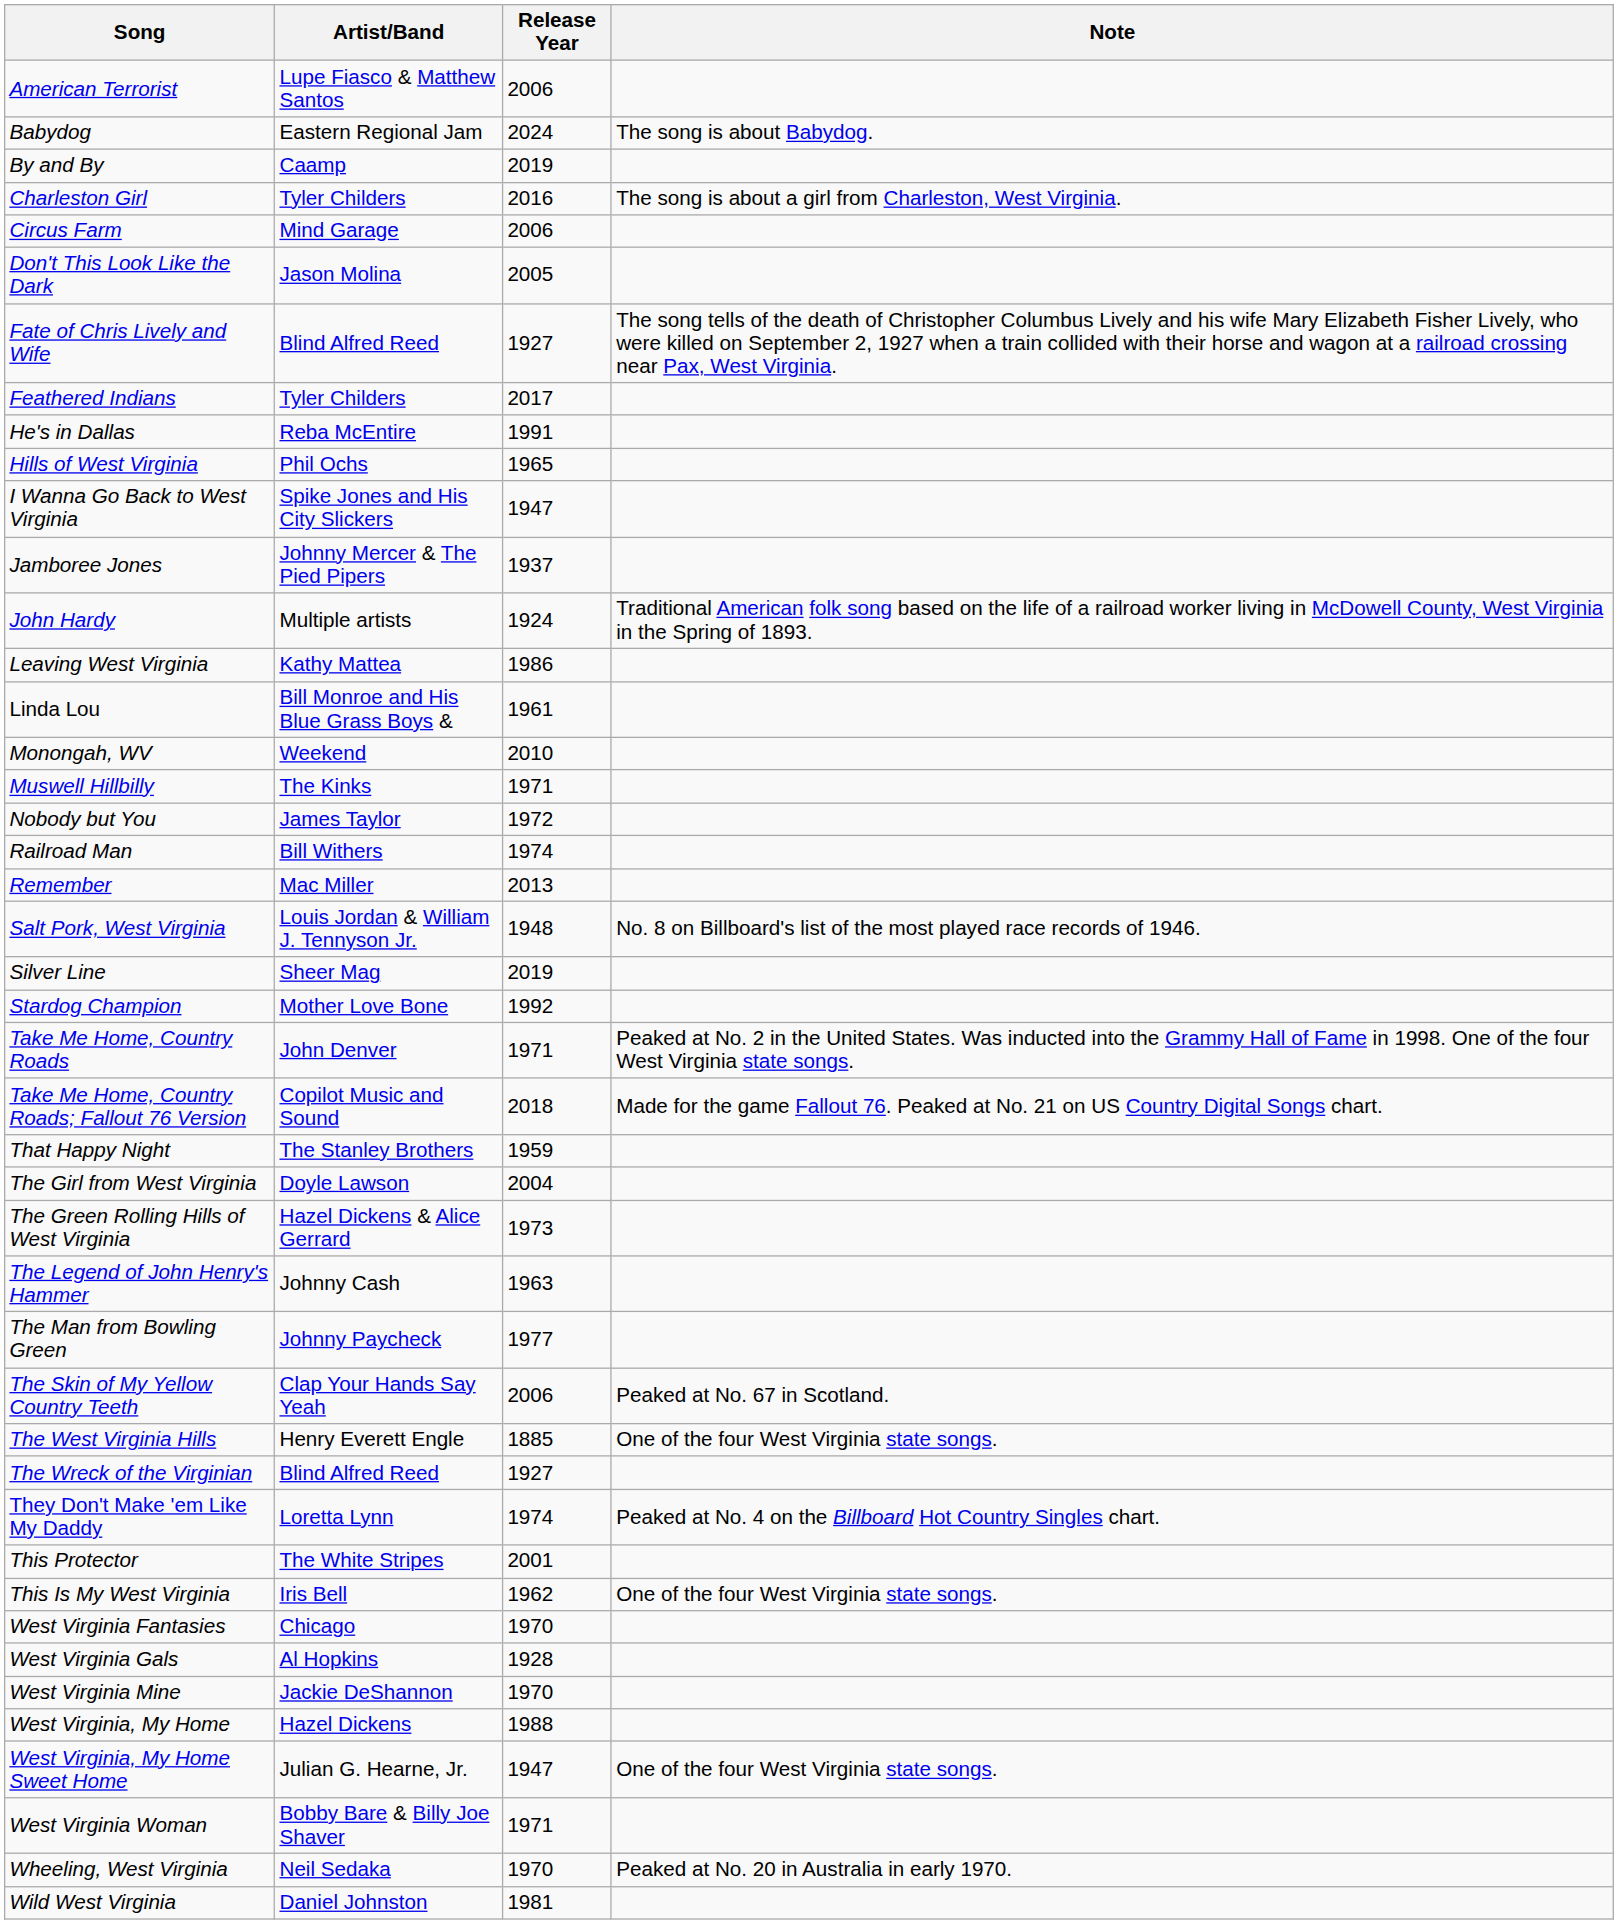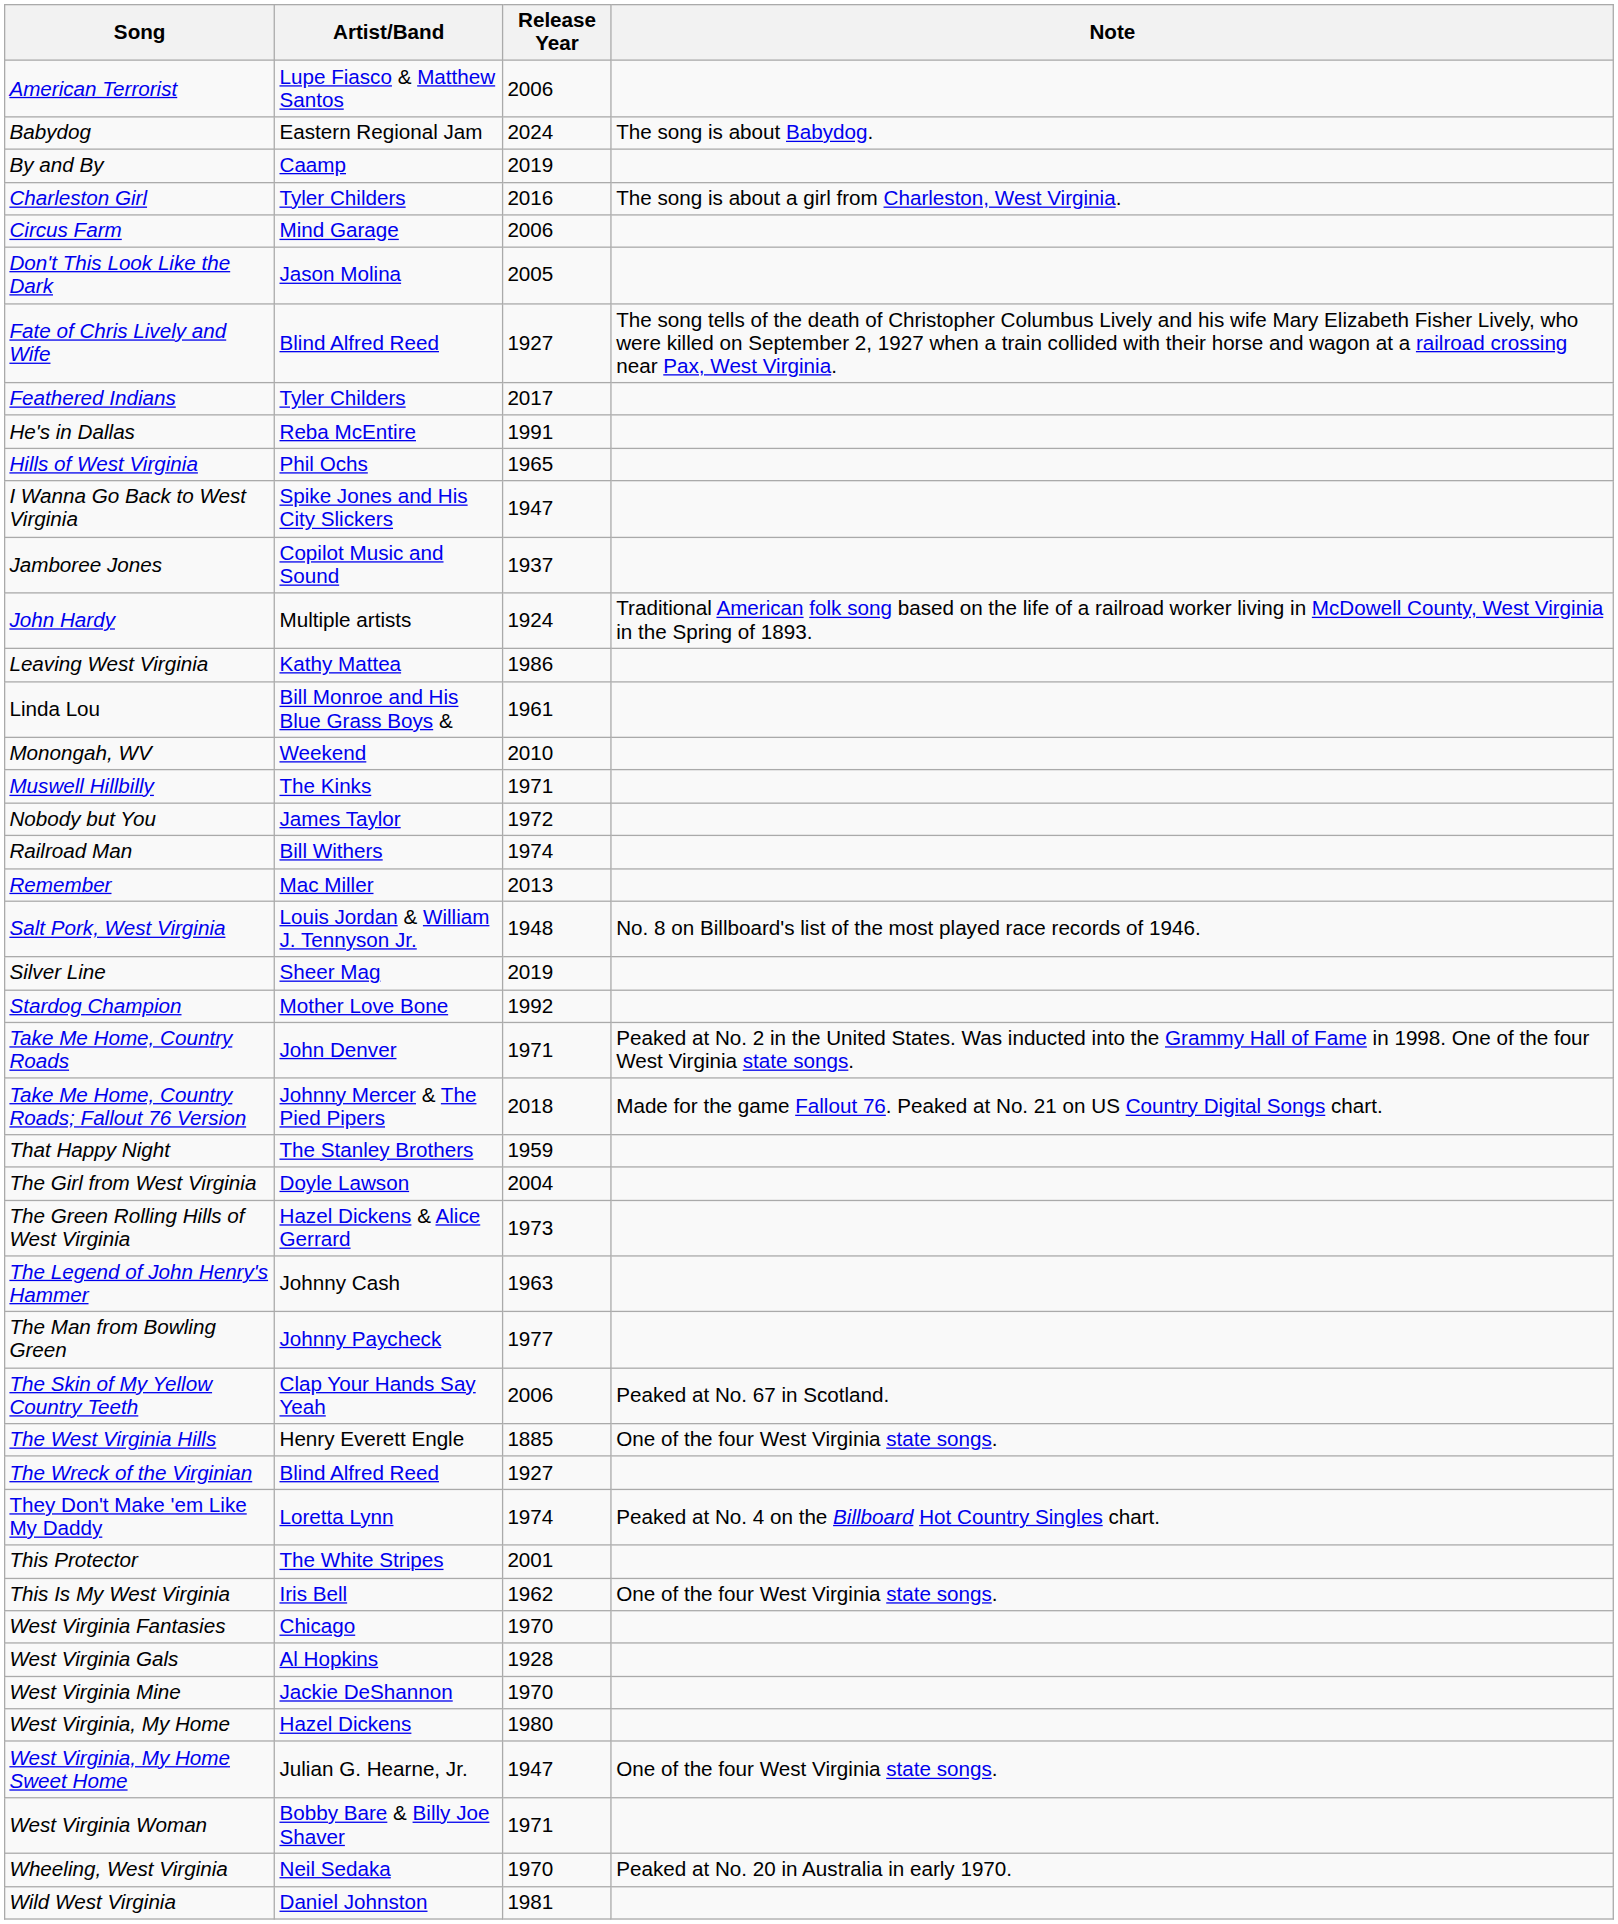(378, 564) Johnny Mercer & The Pied Pipers -> (362, 564) Copilot Music and Sound
(362, 1106) Copilot Music and Sound -> (378, 1106) Johnny Mercer & The Pied Pipers
(530, 1724) 1988 -> (530, 1724) 1980
